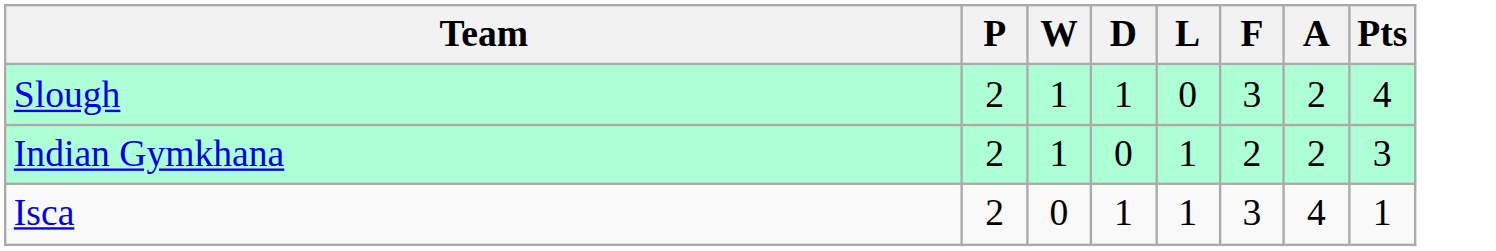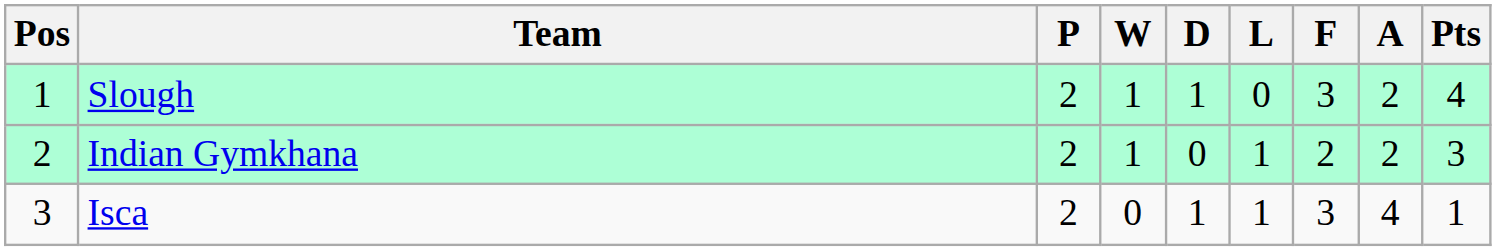+ column: (42, 34)
